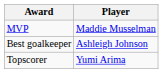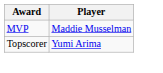- row: (39, 44)
